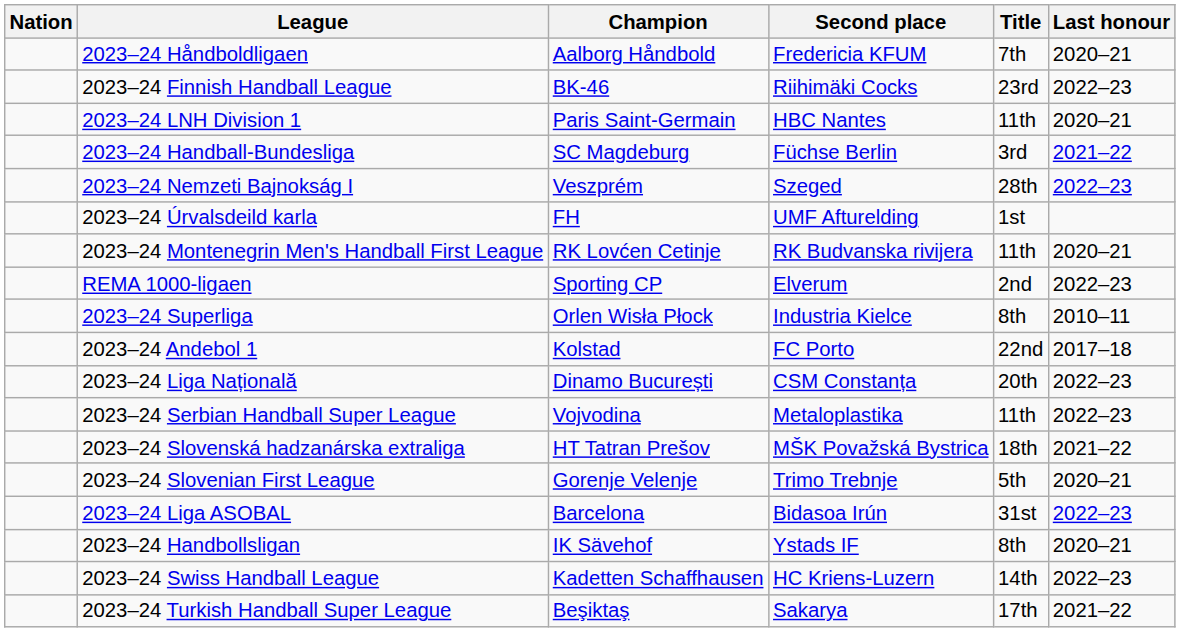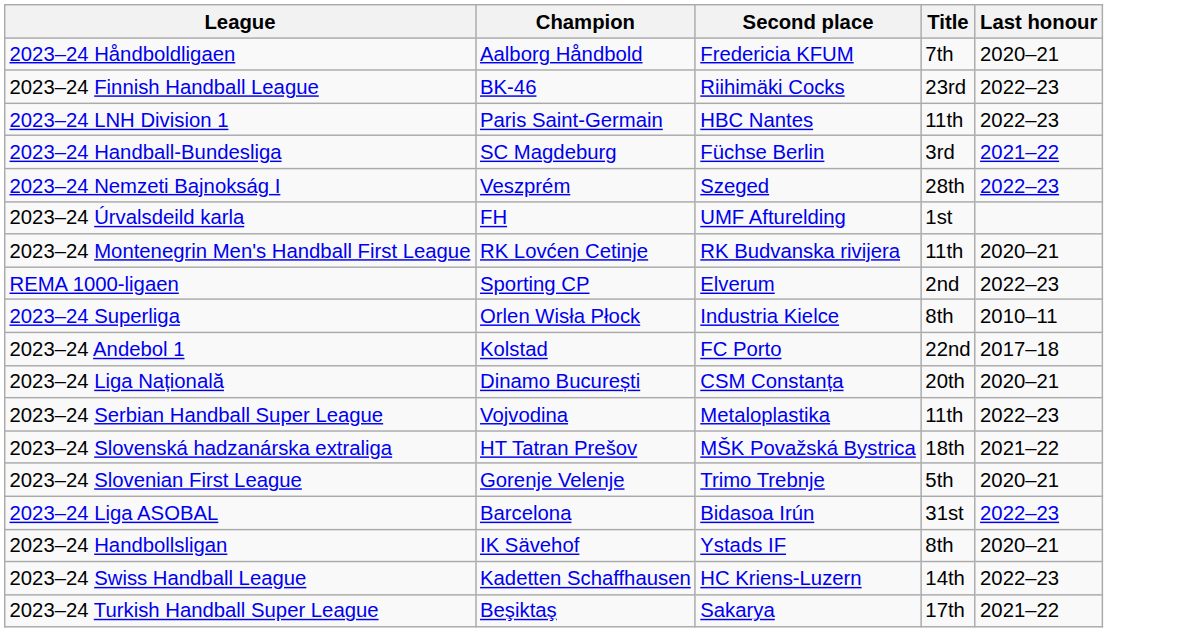- column: (41, 21)
(1092, 119) 2020–21 -> (1020, 119) 2022–23
(1092, 381) 2022–23 -> (1020, 381) 2020–21
